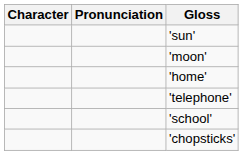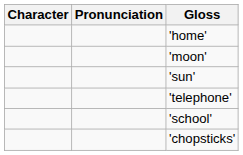rows swapped: (182, 35) <-> (188, 77)
